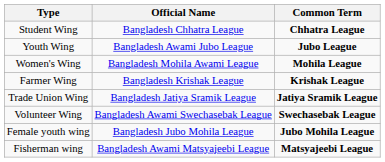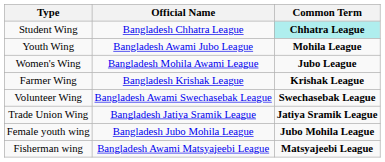(327, 30) no background -> (327, 30) paleturquoise background
(327, 47) Jubo League -> (327, 47) Mohila League
(327, 64) Mohila League -> (327, 64) Jubo League
rows swapped: (48, 98) <-> (48, 115)
